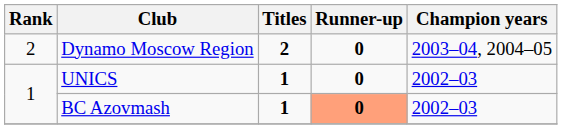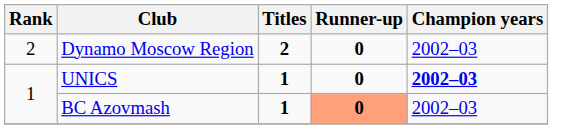(482, 49) 2003–04, 2004–05 -> (444, 49) 2002–03
(444, 78) normal -> (444, 78) bold
